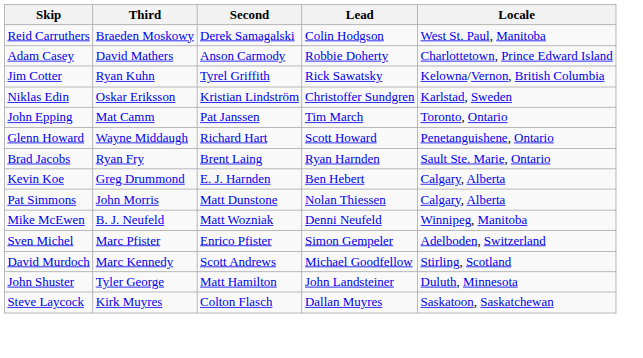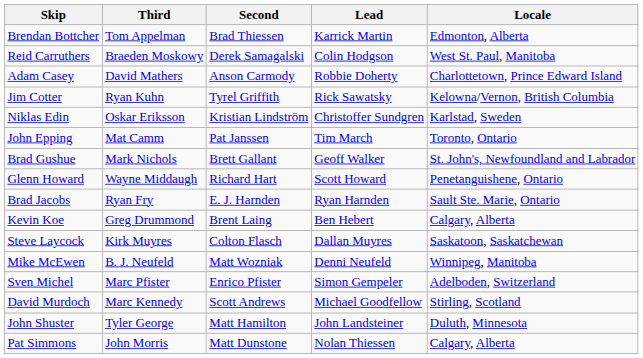+ row: (53, 35)
+ row: (41, 158)
(231, 158) Brent Laing -> (245, 199) E. J. Harnden
(235, 179) E. J. Harnden -> (241, 220) Brent Laing
rows swapped: (46, 302) <-> (42, 199)
